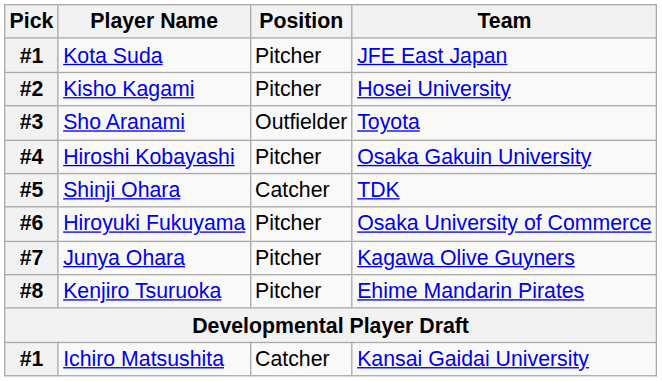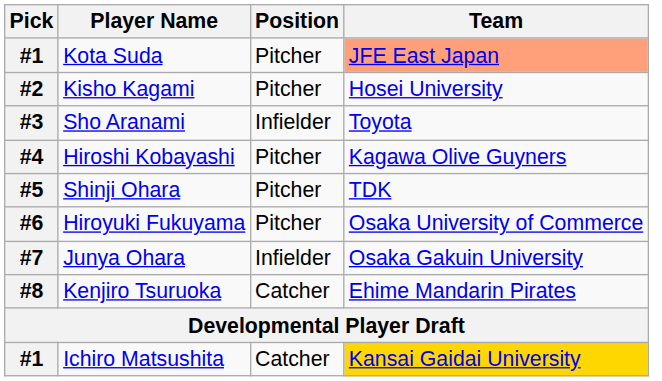(432, 55) no background -> (424, 55) lightsalmon background
(301, 122) Outfielder -> (293, 122) Infielder
(474, 156) Osaka Gakuin University -> (458, 156) Kagawa Olive Guyners
(292, 190) Catcher -> (288, 190) Pitcher
(288, 257) Pitcher -> (293, 257) Infielder
(466, 257) Kagawa Olive Guyners -> (466, 257) Osaka Gakuin University
(288, 291) Pitcher -> (292, 291) Catcher
(473, 358) no background -> (465, 358) gold background
